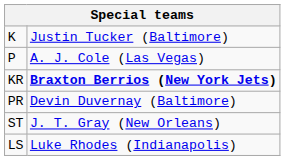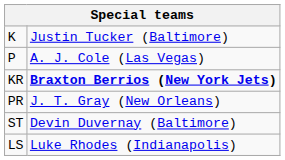(133, 102) Devin Duvernay (Baltimore) -> (125, 102) J. T. Gray (New Orleans)
(125, 123) J. T. Gray (New Orleans) -> (133, 123) Devin Duvernay (Baltimore)
